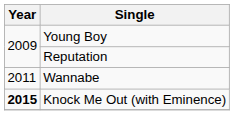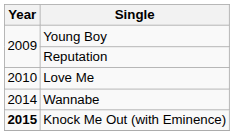+ row: (69, 78)
(22, 78) 2011 -> (22, 99) 2014
